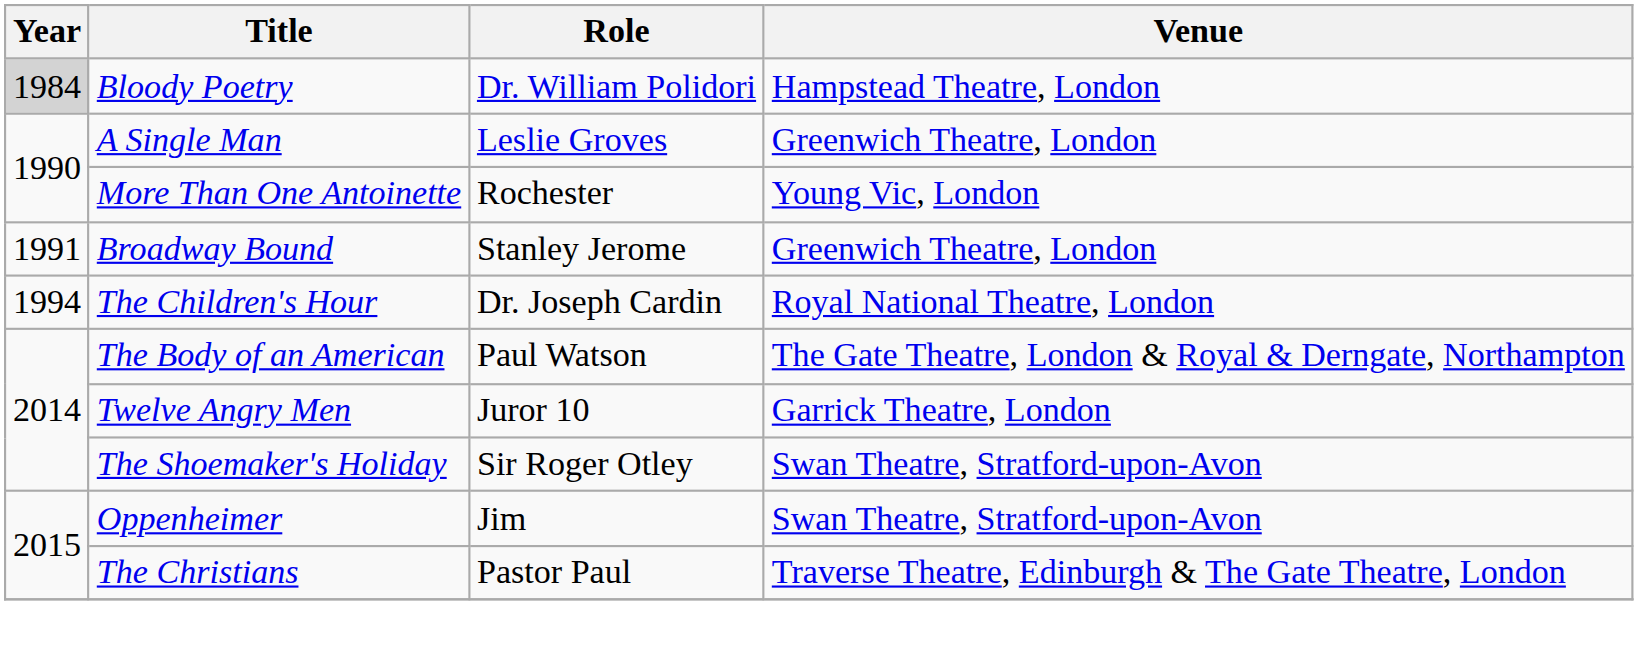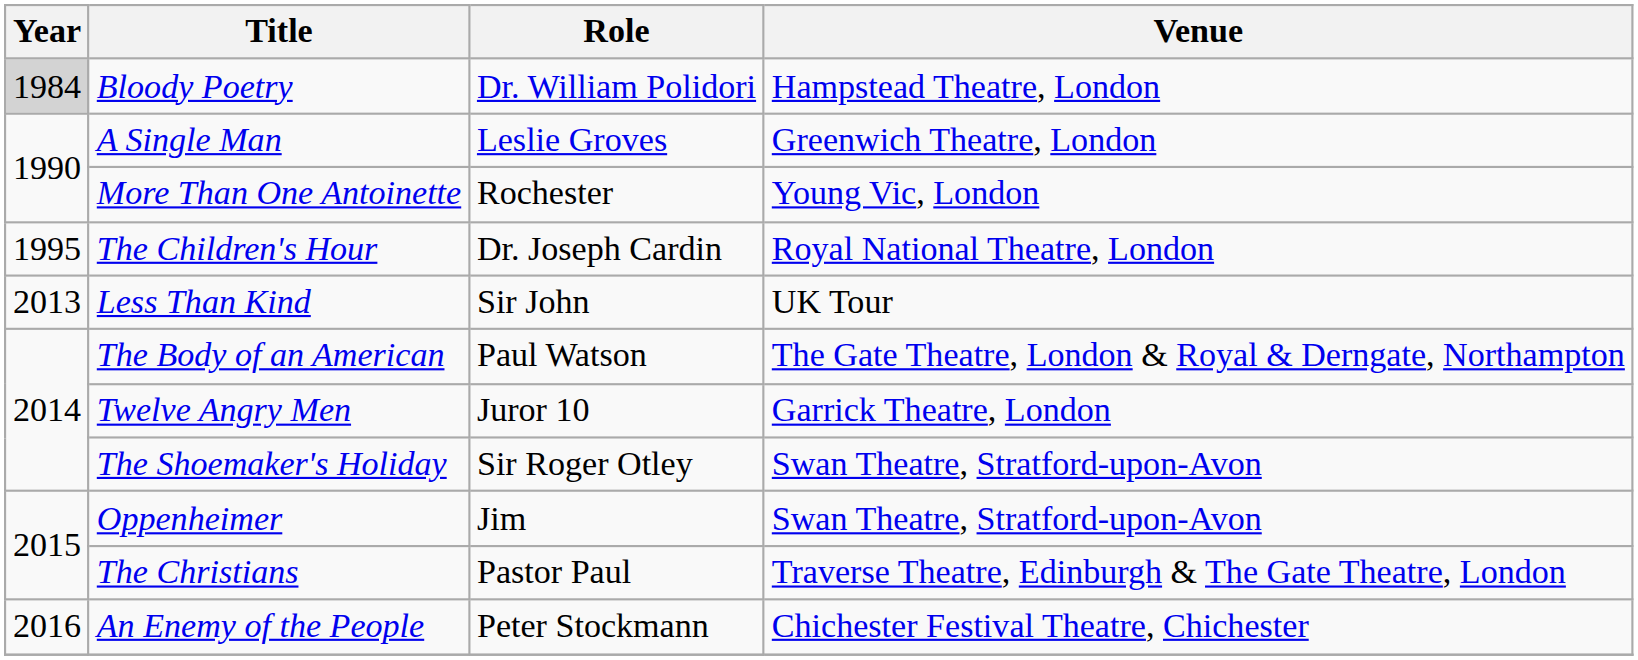- row: (215, 247)
(47, 301) 1994 -> (47, 247) 1995
+ row: (204, 301)
+ row: (260, 626)
